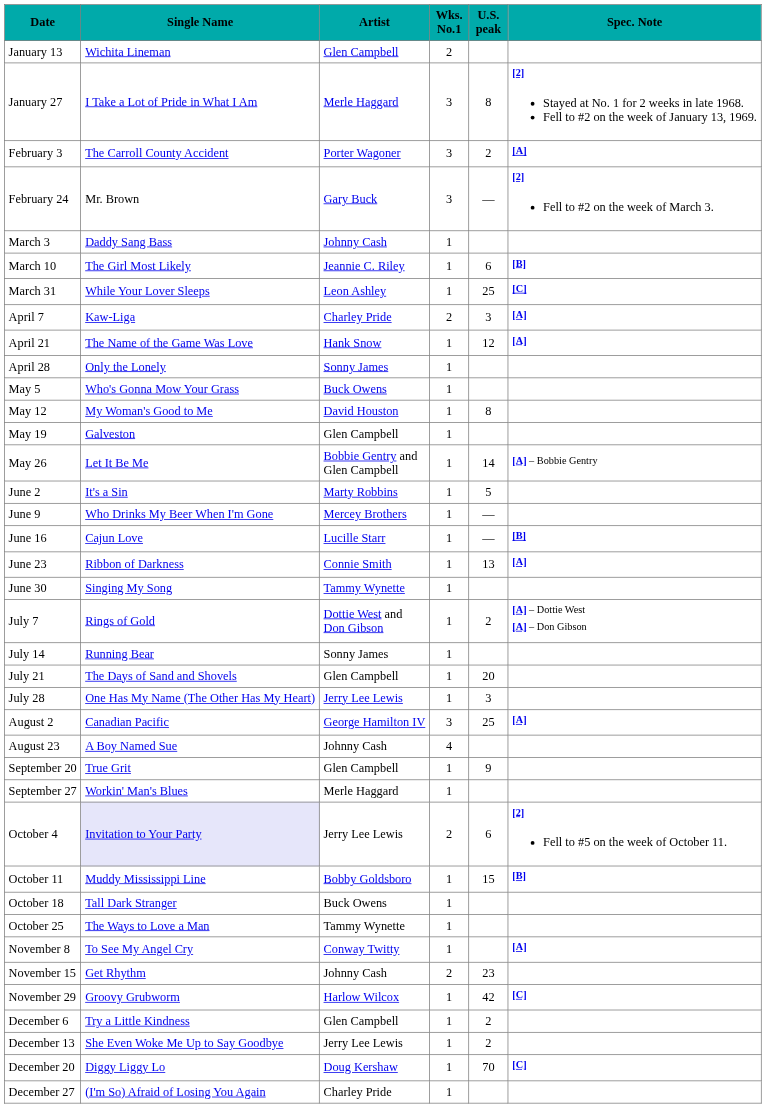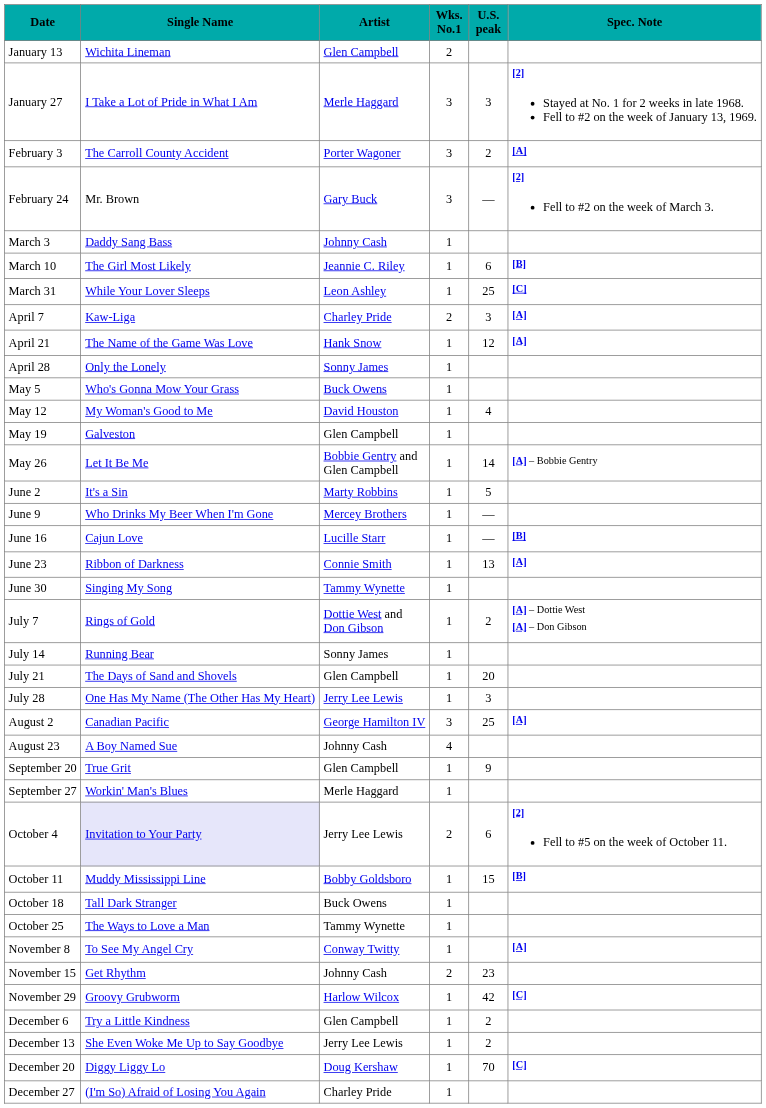(488, 102) 8 -> (488, 102) 3
(488, 411) 8 -> (488, 411) 4
